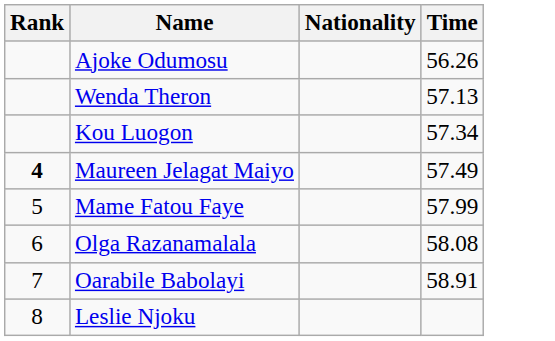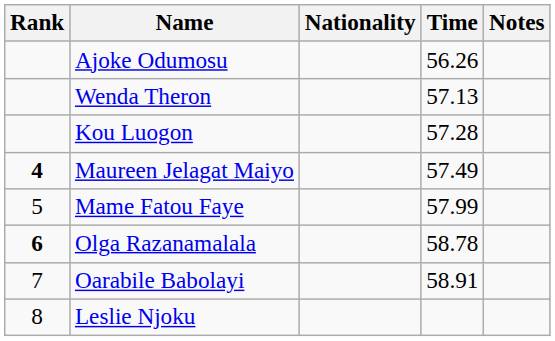+ column: (517, 22)
(452, 133) 57.34 -> (452, 133) 57.28
(37, 243) normal -> (37, 243) bold
(452, 243) 58.08 -> (452, 243) 58.78
